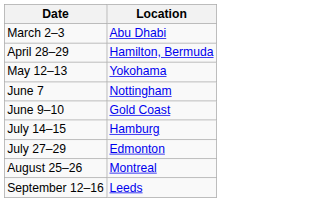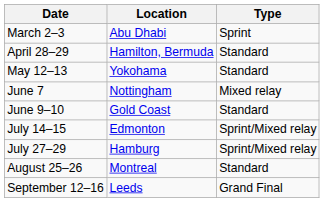+ column: (268, 14)
(134, 129) Hamburg -> (137, 129) Edmonton
(137, 149) Edmonton -> (134, 149) Hamburg
